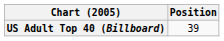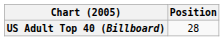(193, 28) 39 -> (193, 28) 28
